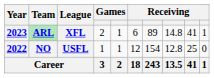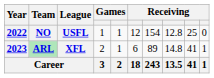rows swapped: (43, 49) <-> (43, 33)
